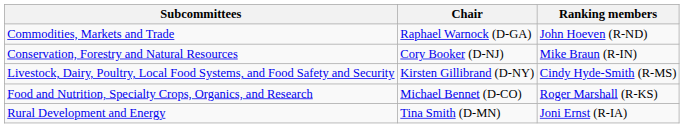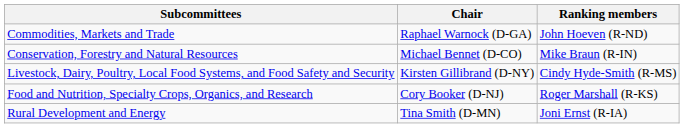(452, 53) Cory Booker (D-NJ) -> (461, 53) Michael Bennet (D-CO)
(461, 93) Michael Bennet (D-CO) -> (452, 93) Cory Booker (D-NJ)
